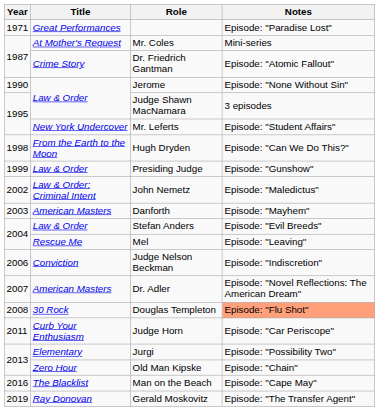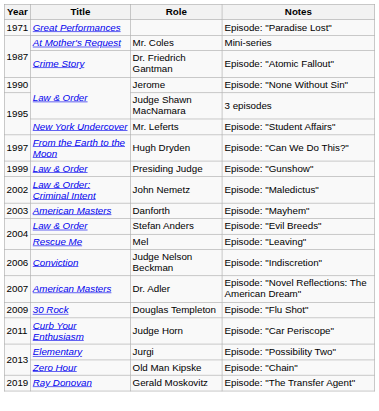(17, 148) 1998 -> (17, 148) 1997
(17, 310) 2008 -> (17, 310) 2009
(266, 310) lightsalmon background -> (266, 310) no background
- row: (172, 383)
